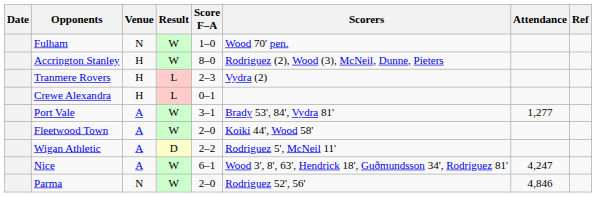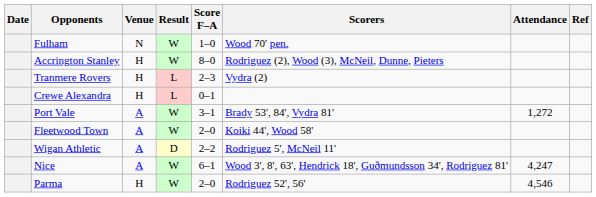(540, 113) 1,277 -> (540, 113) 1,272
(139, 183) N -> (139, 183) H
(540, 183) 4,846 -> (540, 183) 4,546
